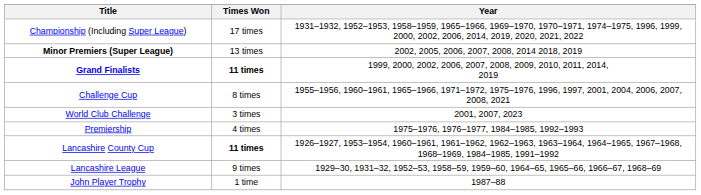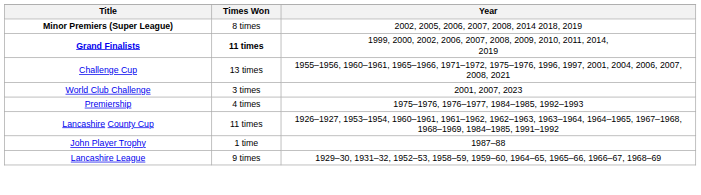- row: (108, 31)
(246, 51) 13 times -> (246, 26) 8 times
(246, 95) 8 times -> (246, 70) 13 times
(246, 148) bold -> (246, 124) normal
rows swapped: (108, 168) <-> (108, 182)
